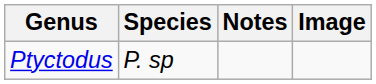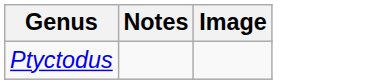- column: (168, 23)
